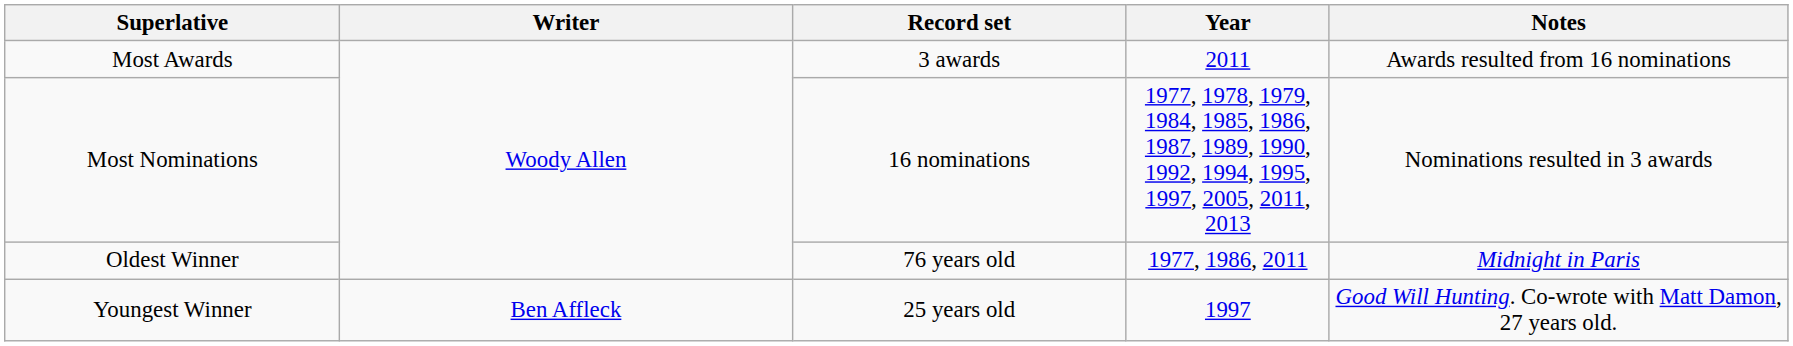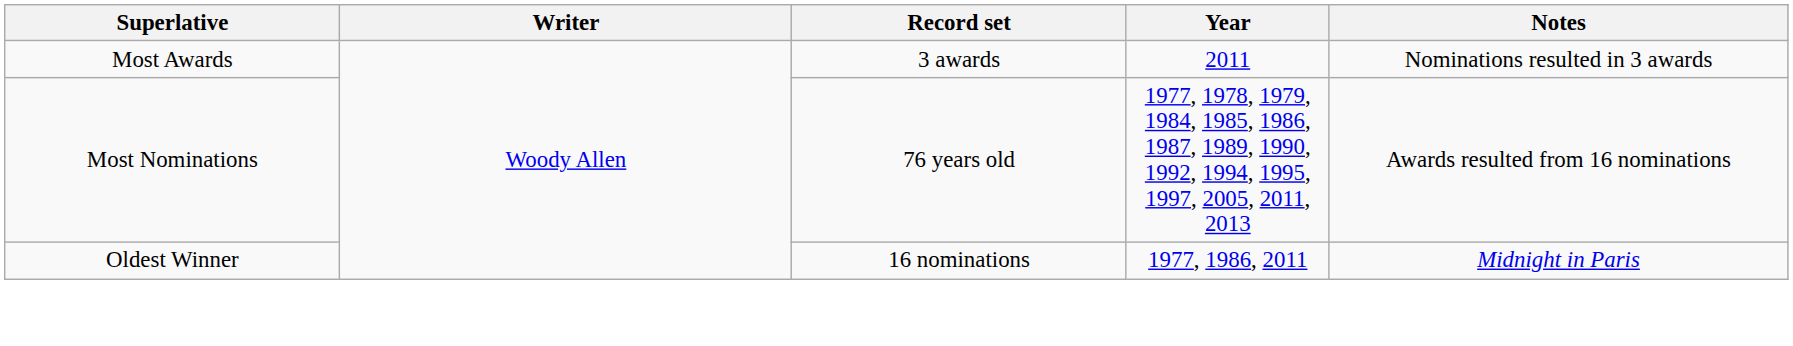(1559, 58) Awards resulted from 16 nominations -> (1559, 58) Nominations resulted in 3 awards
(959, 159) 16 nominations -> (959, 159) 76 years old
(1559, 159) Nominations resulted in 3 awards -> (1559, 159) Awards resulted from 16 nominations
(959, 260) 76 years old -> (959, 260) 16 nominations
- row: (172, 309)
